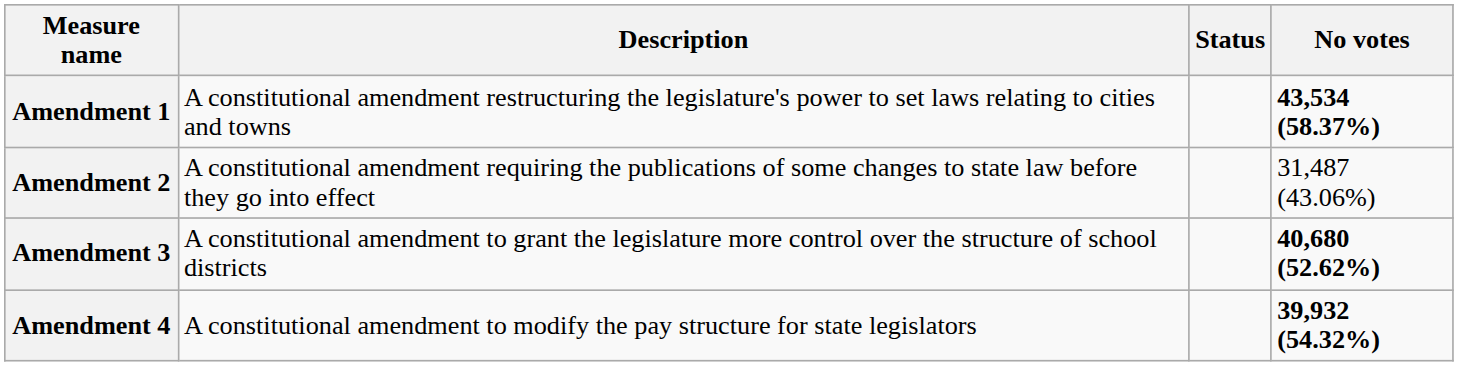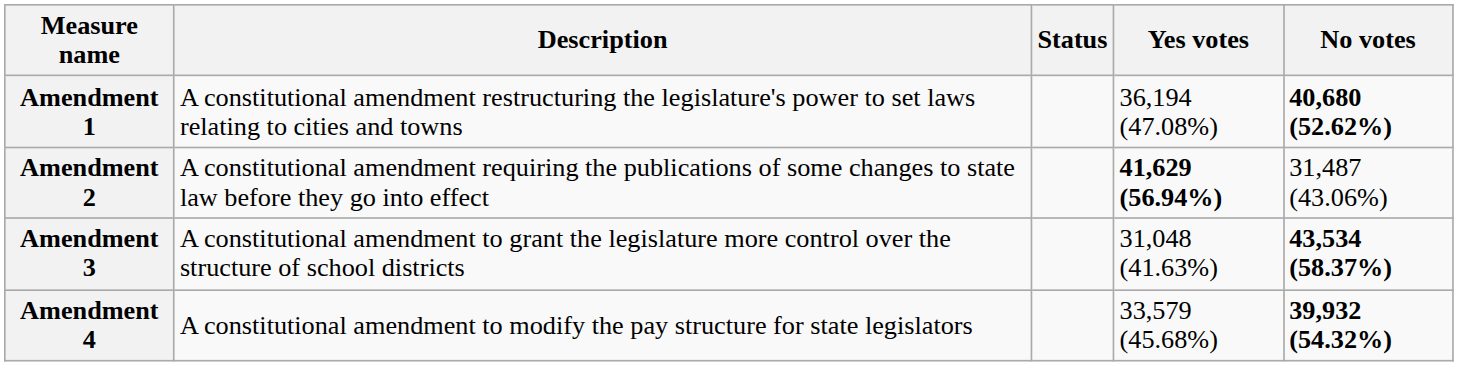+ column: (1198, 40)
(1329, 111) 43,534 (58.37%) -> (1341, 111) 40,680 (52.62%)
(1329, 253) 40,680 (52.62%) -> (1341, 253) 43,534 (58.37%)
